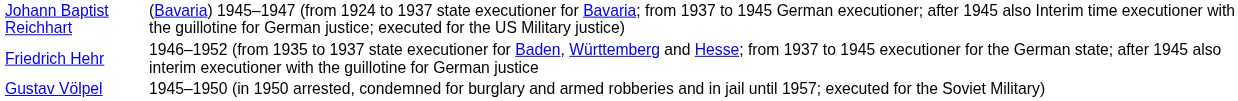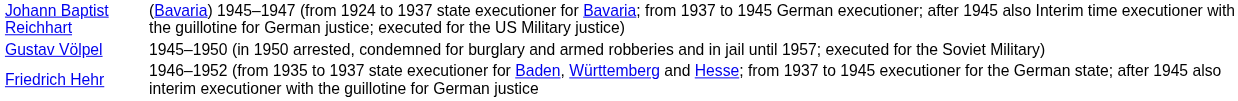rows swapped: (55, 58) <-> (54, 89)
